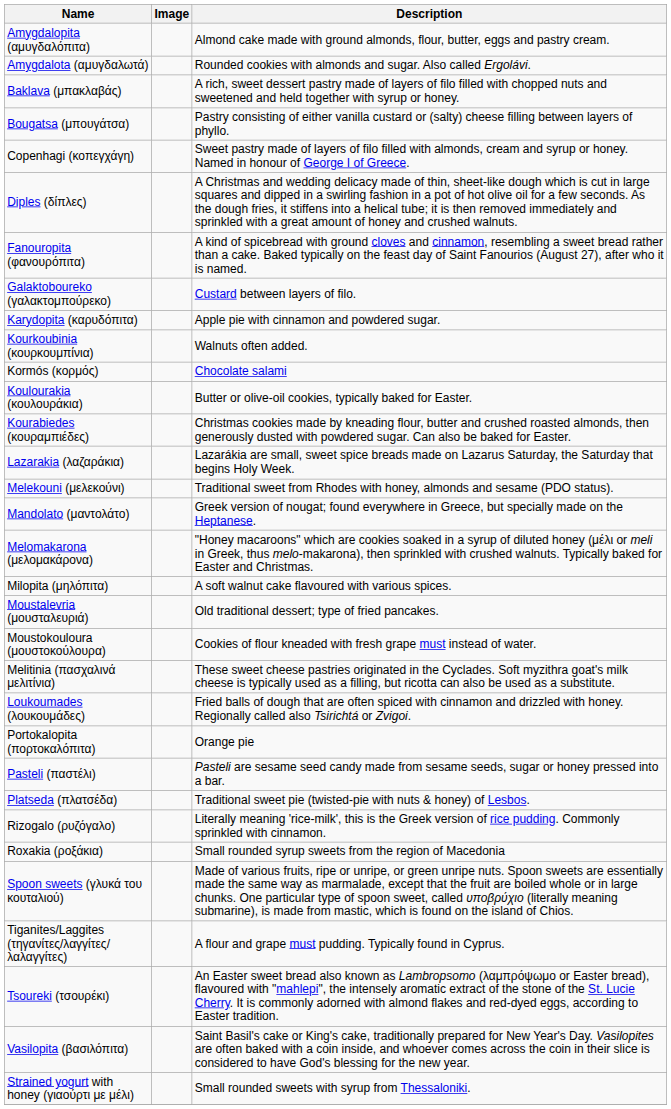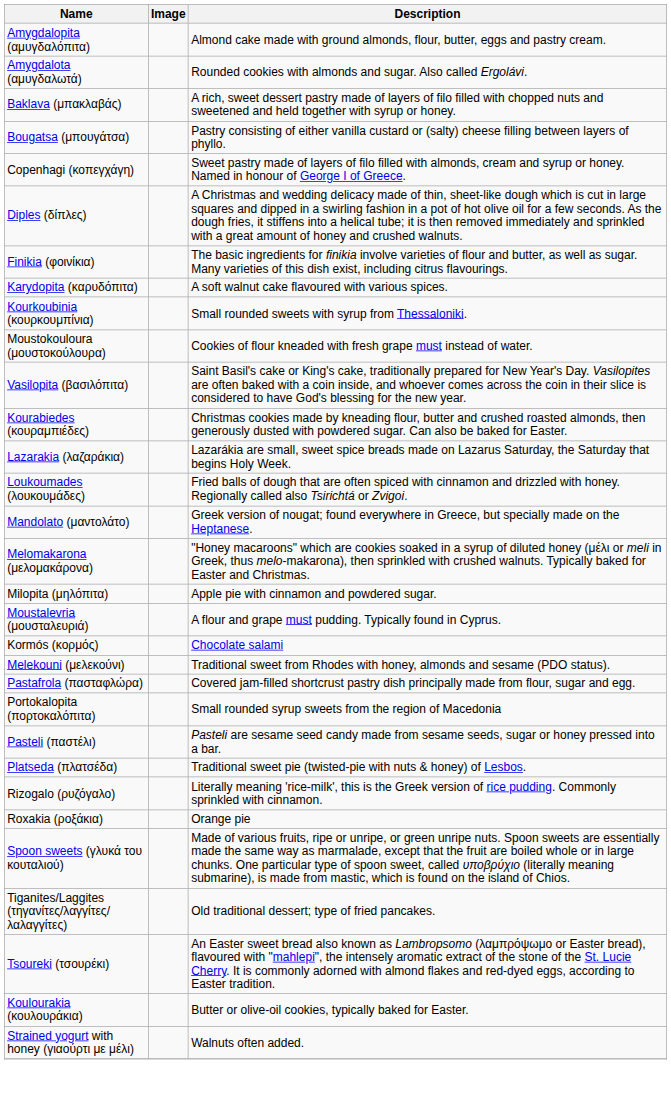- row: (46, 255)
+ row: (51, 261)
- row: (59, 294)
(317, 320) Apple pie with cinnamon and powdered sugar. -> (320, 287) A soft walnut cake flavoured with various spices.
(251, 346) Walnuts often added. -> (329, 313) Small rounded sweets with syrup from Thessaloniki.
rows swapped: (53, 371) <-> (56, 644)
rows swapped: (45, 397) <-> (68, 1049)
rows swapped: (46, 709) <-> (66, 488)
(323, 586) A soft walnut cake flavoured with various spices. -> (314, 594) Apple pie with cinnamon and powdered sugar.
(317, 611) Old traditional dessert; type of fried pancakes. -> (346, 619) A flour and grape must pudding. Typically found in Cyprus.
- row: (61, 676)
+ row: (75, 683)
(224, 741) Orange pie -> (346, 709) Small rounded syrup sweets from the region of Macedonia
(350, 851) Small rounded syrup sweets from the region of Macedonia -> (221, 819) Orange pie
(350, 943) A flour and grape must pudding. Typically found in Cyprus. -> (313, 911) Old traditional dessert; type of fried pancakes.
(333, 1088) Small rounded sweets with syrup from Thessaloniki. -> (248, 1042) Walnuts often added.
